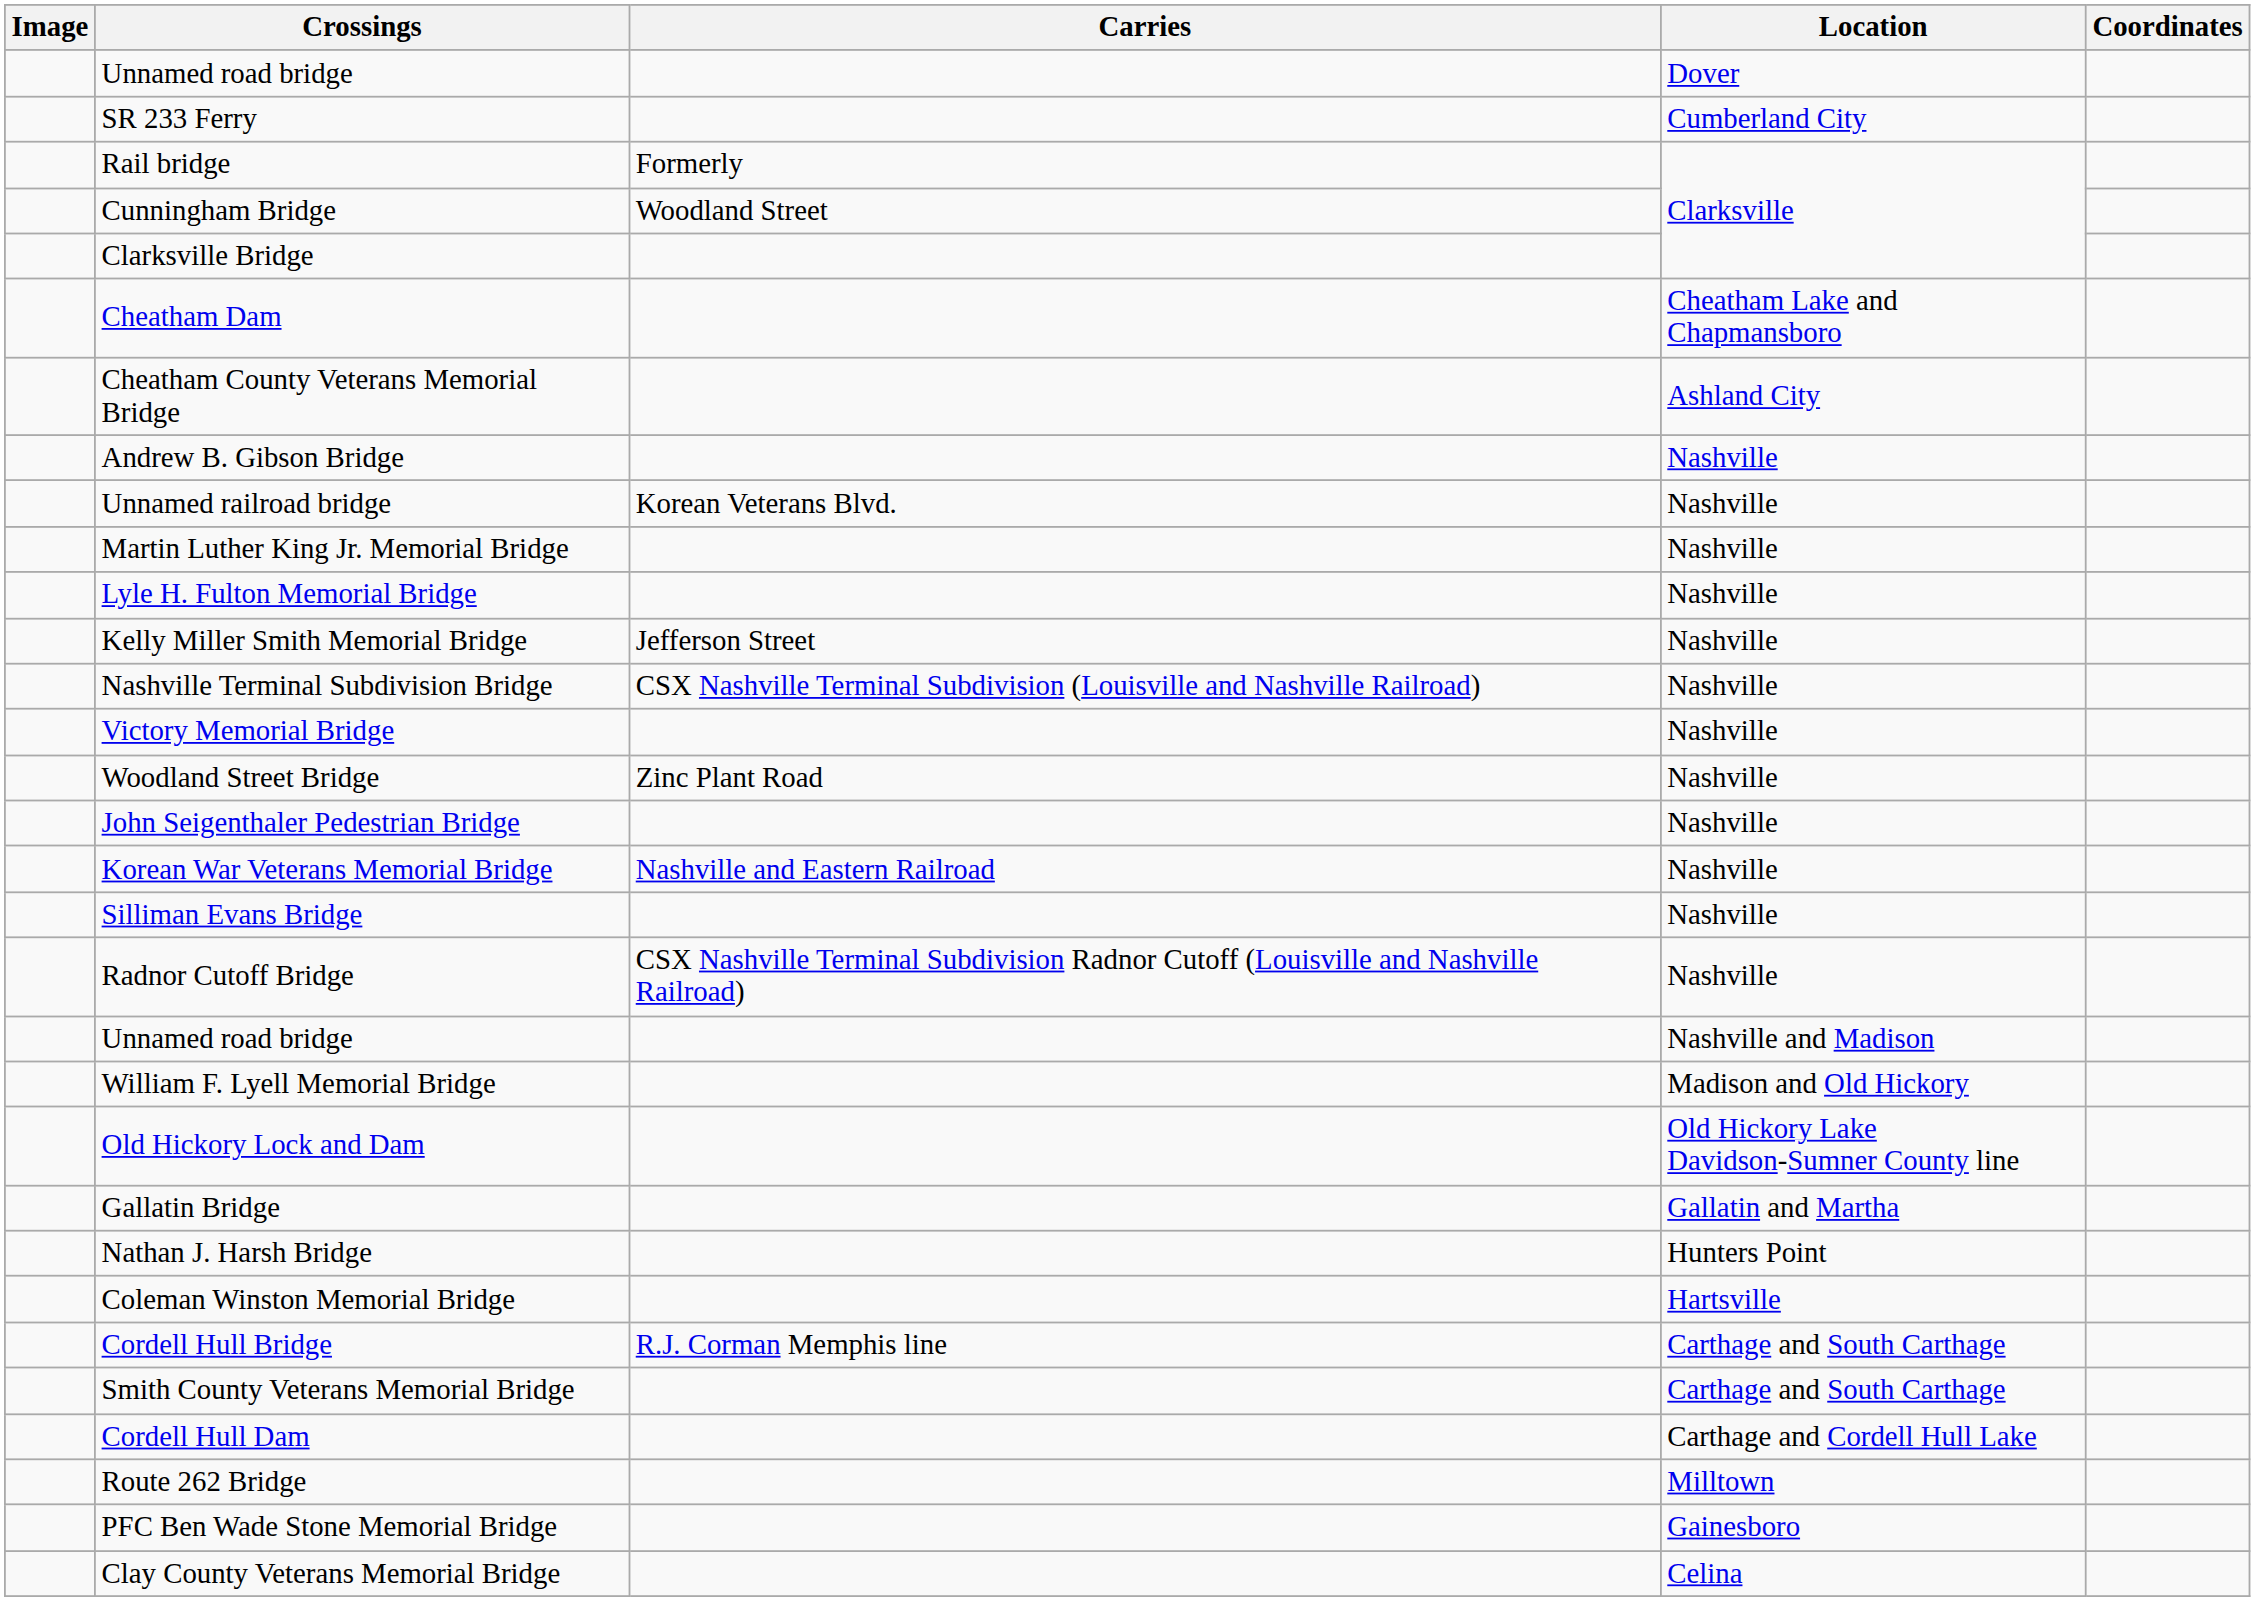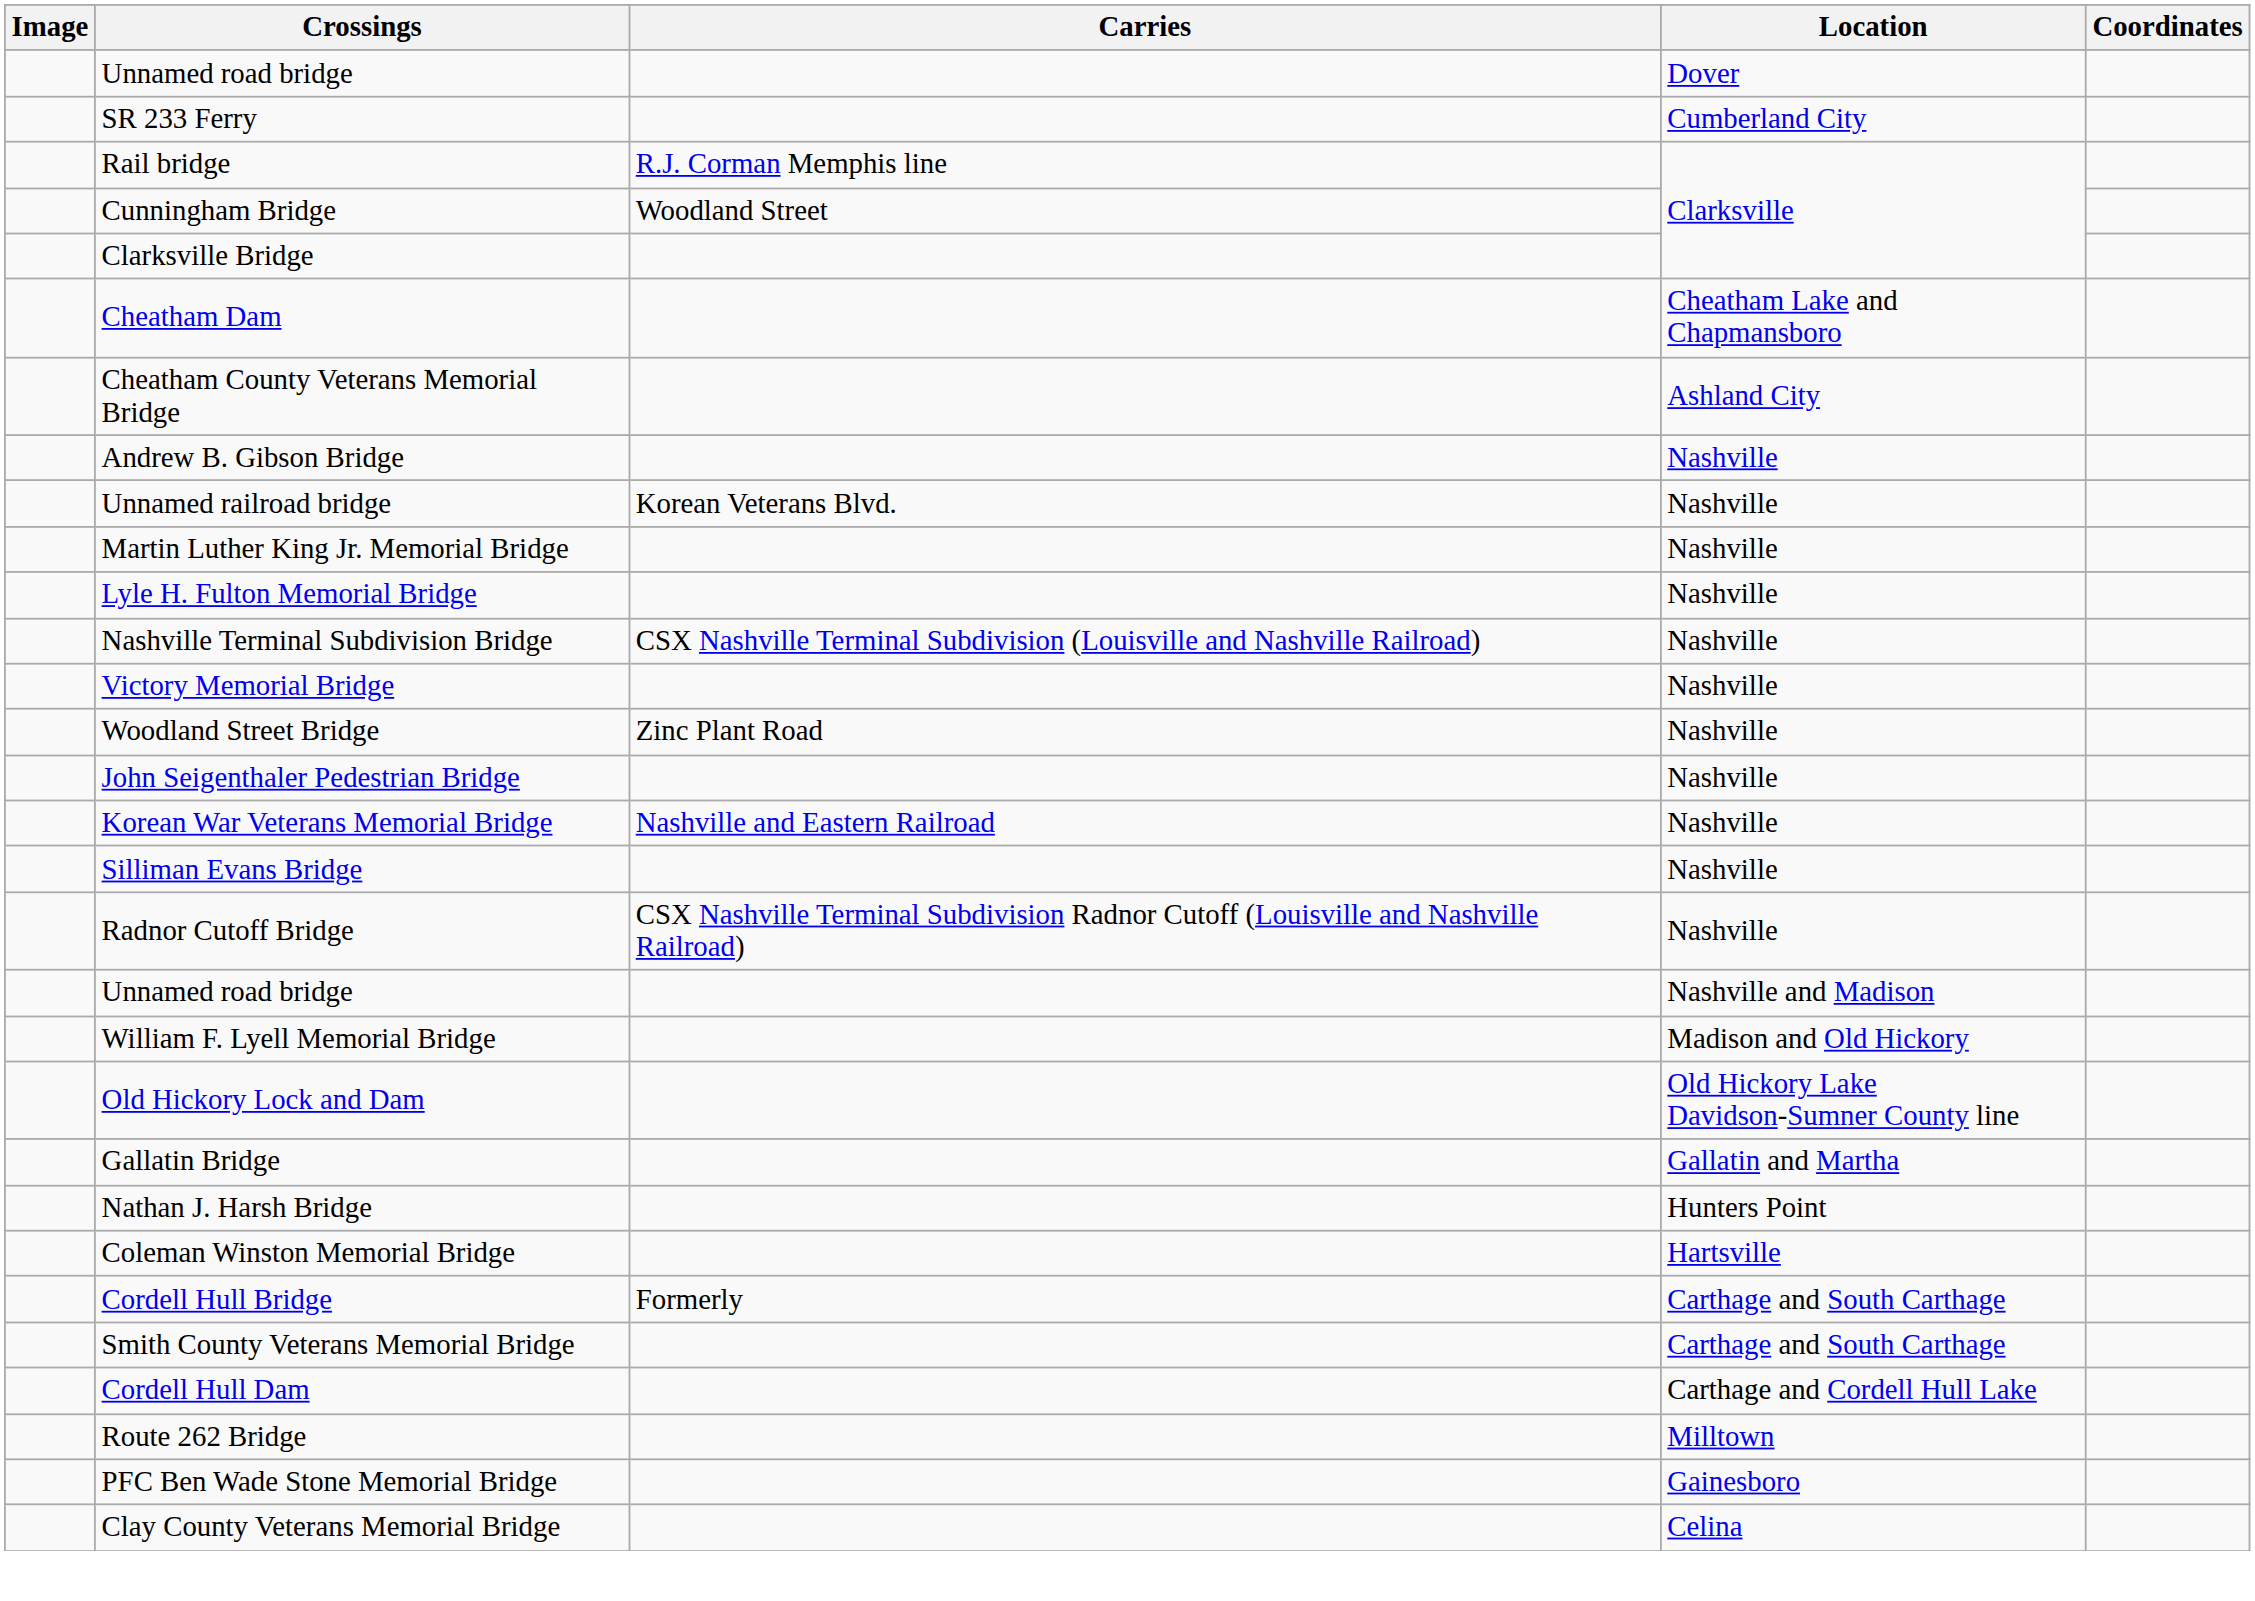(689, 164) Formerly -> (791, 164) R.J. Corman Memphis line
- row: (314, 640)
(791, 1344) R.J. Corman Memphis line -> (689, 1298) Formerly
